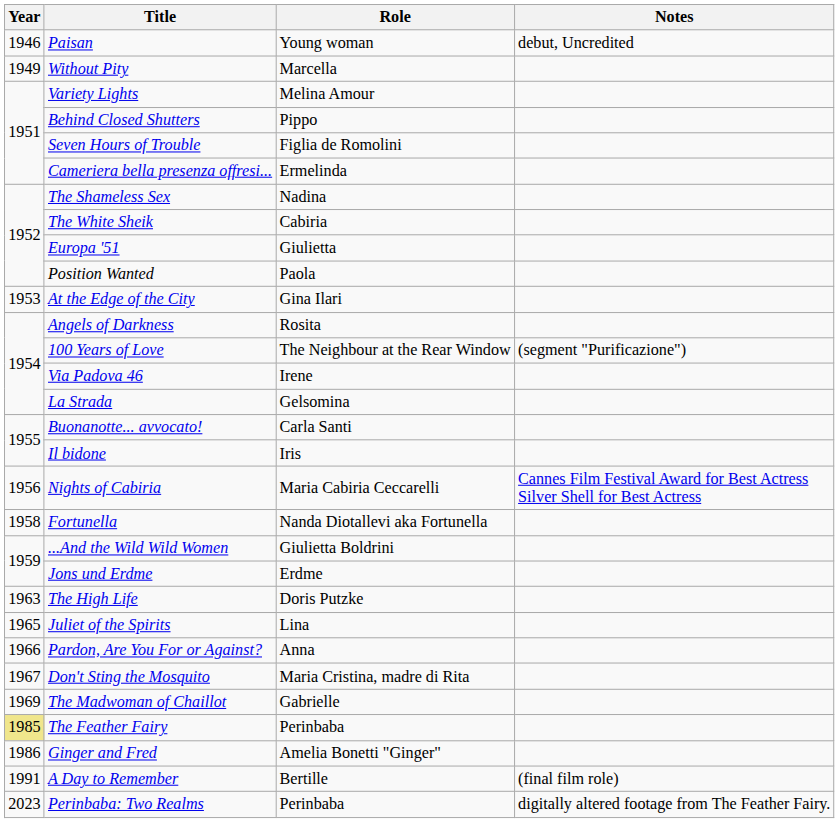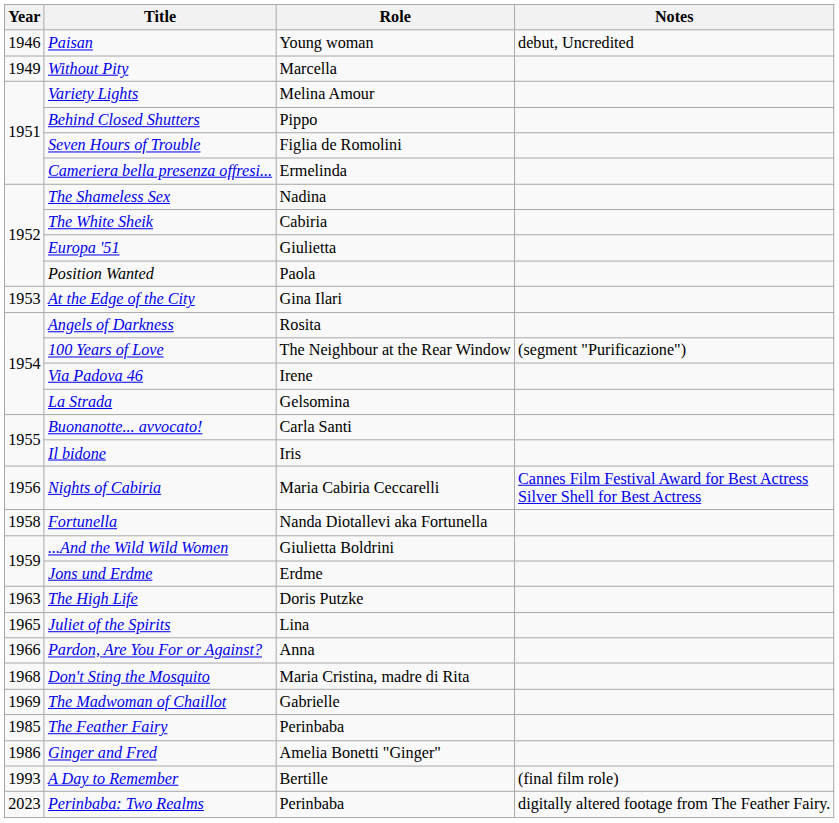(24, 676) 1967 -> (24, 676) 1968
(24, 727) khaki background -> (24, 727) no background
(24, 778) 1991 -> (24, 778) 1993
